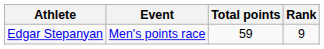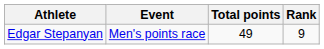(246, 34) 59 -> (246, 34) 49
